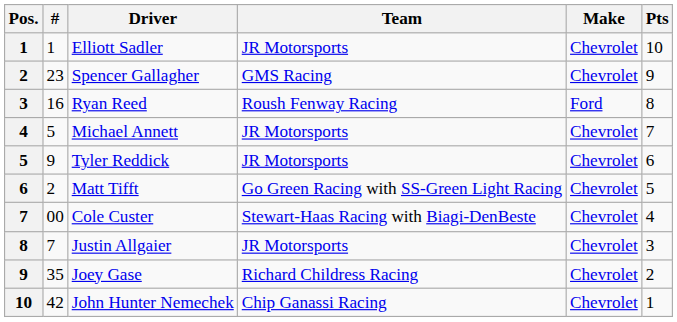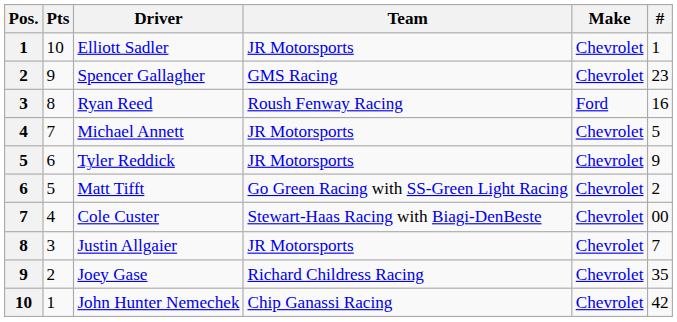columns swapped: (55, 18) <-> (657, 18)
